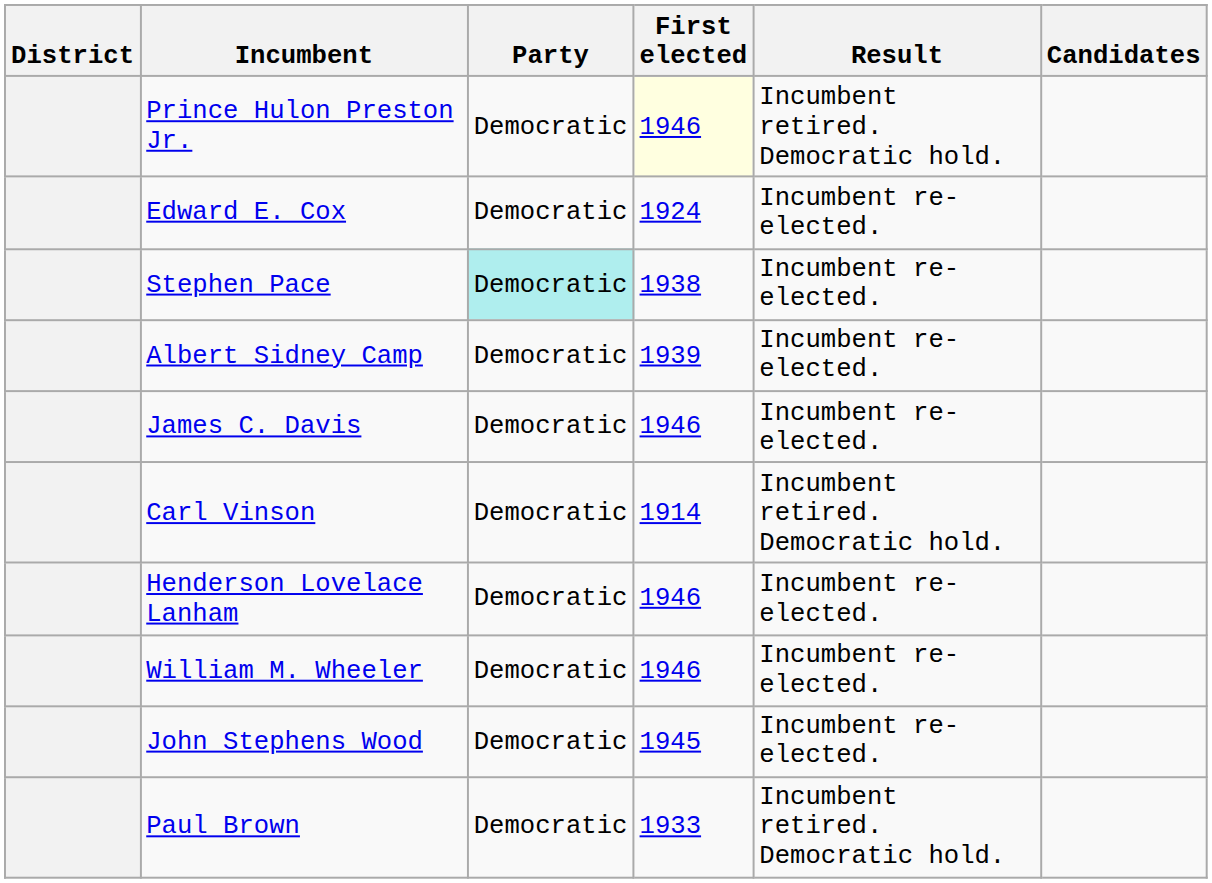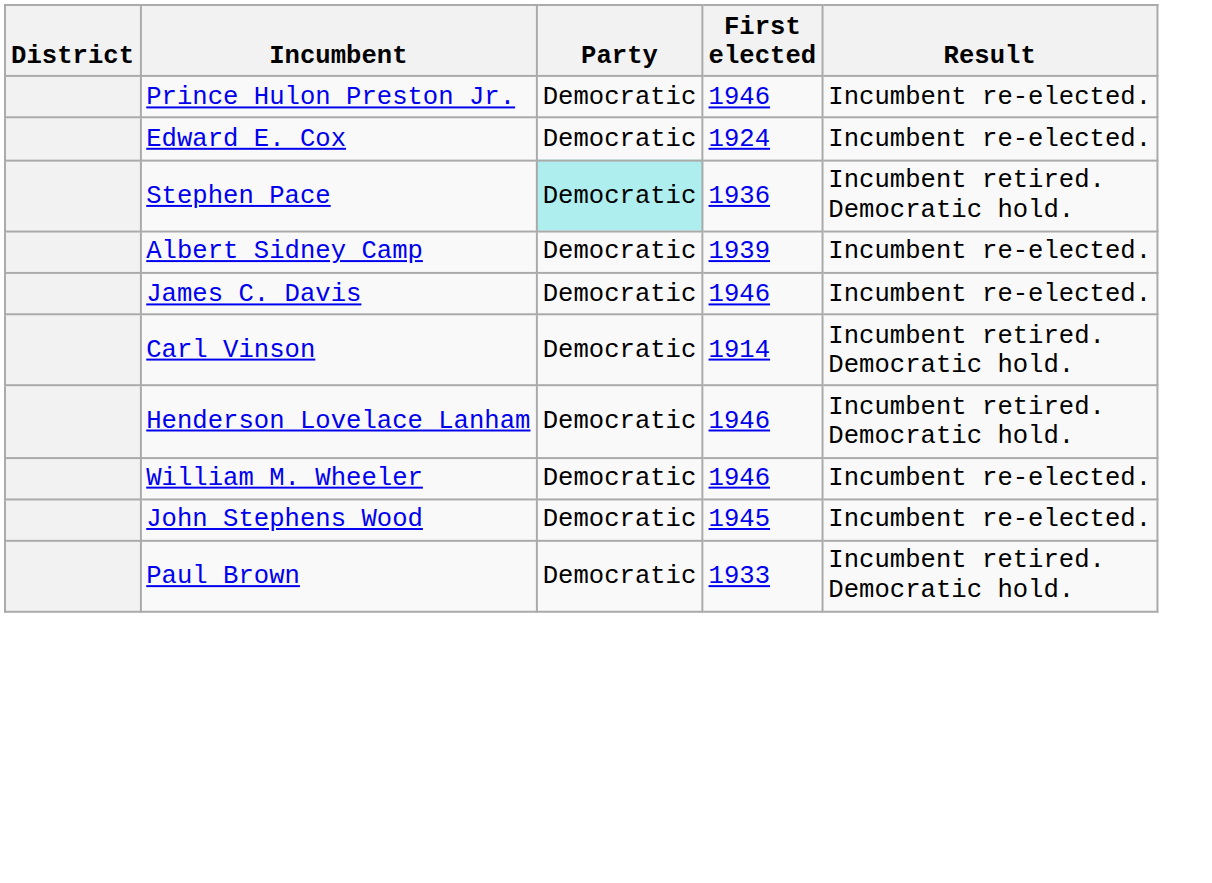- column: (1124, 55)
(670, 127) lightyellow background -> (739, 97) no background
(882, 127) Incumbent retired. Democratic hold. -> (990, 97) Incumbent re-elected.
(670, 284) 1938 -> (739, 195) 1936
(859, 284) Incumbent re-elected. -> (967, 195) Incumbent retired. Democratic hold.
(859, 599) Incumbent re-elected. -> (967, 421) Incumbent retired. Democratic hold.
